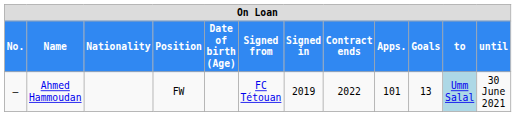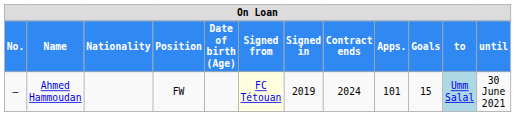(261, 91) no background -> (261, 91) lightyellow background
(349, 91) 2022 -> (349, 91) 2024
(426, 91) 13 -> (426, 91) 15
